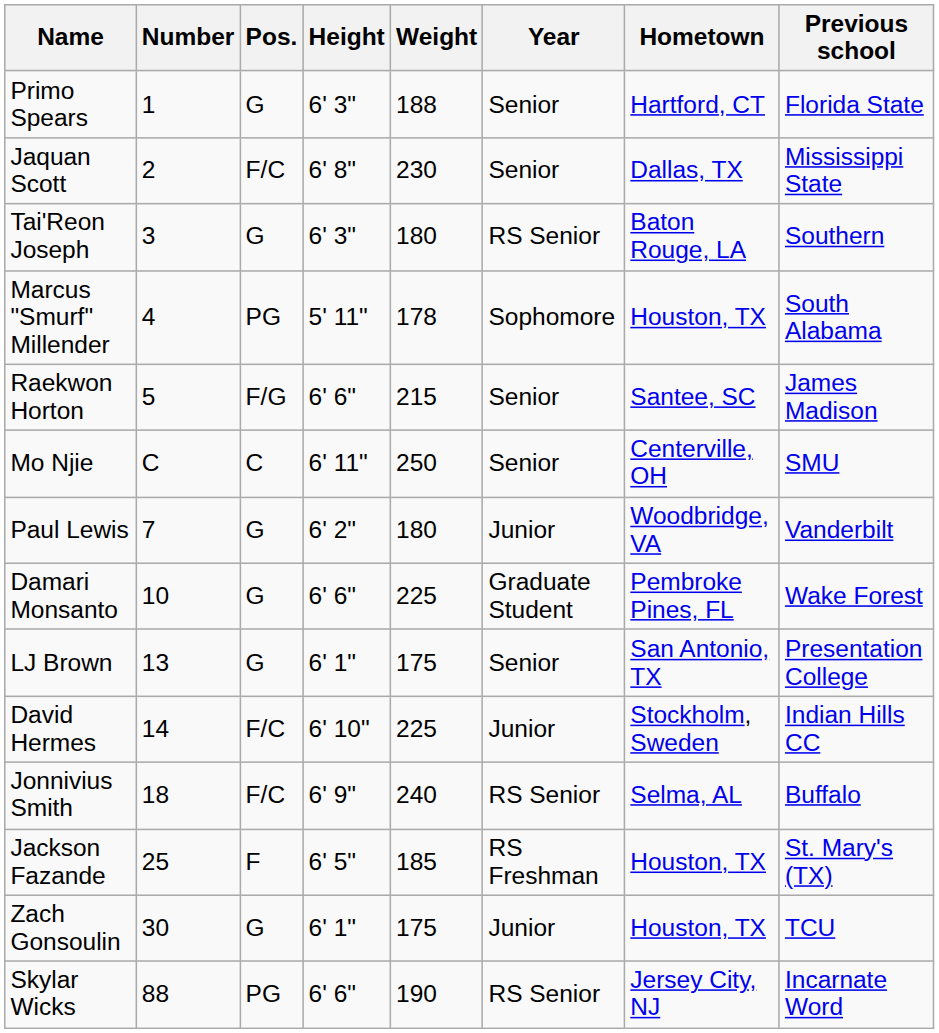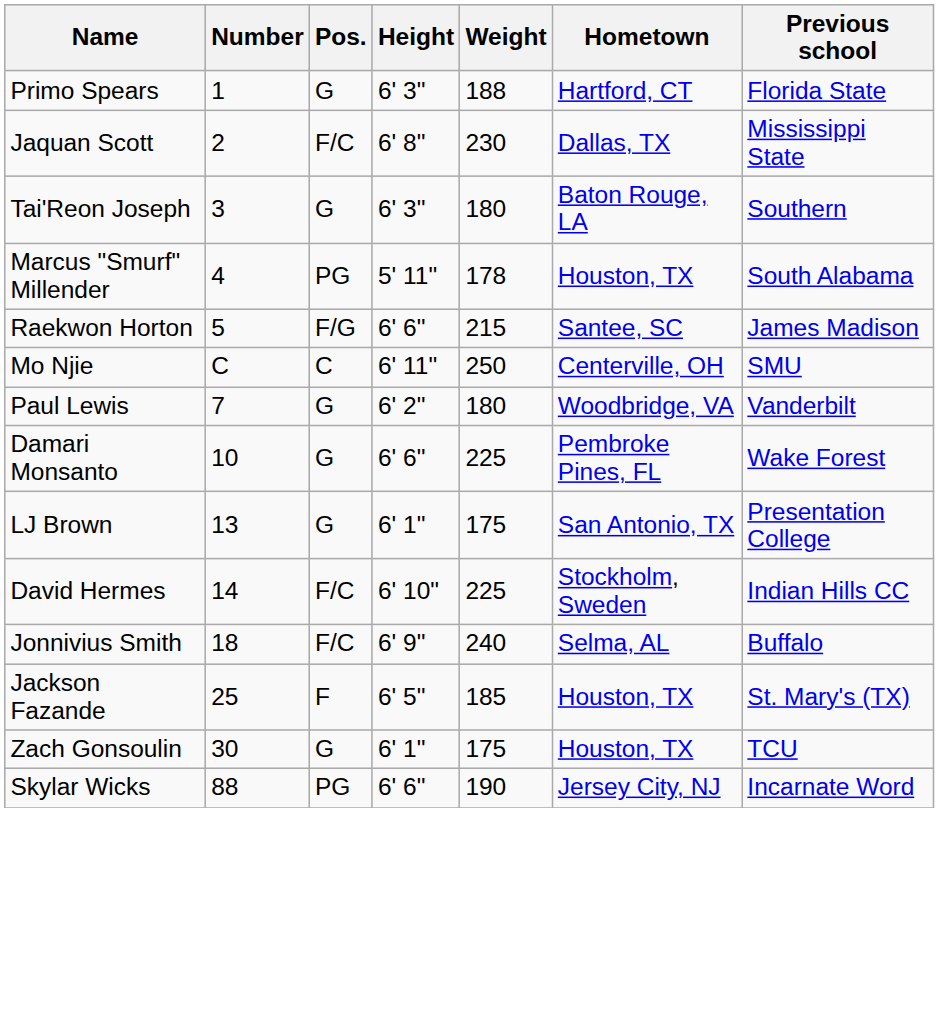- column: (554, 37)
